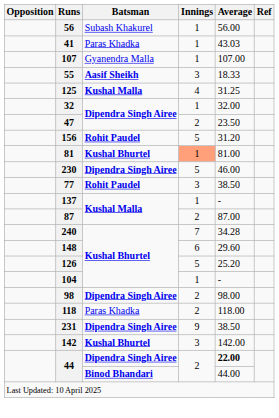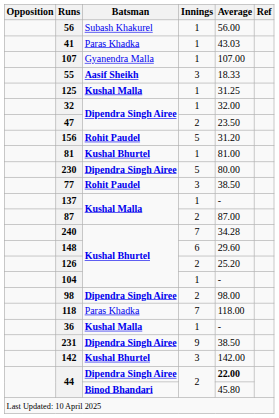(197, 91) 4 -> (197, 91) 1
(197, 153) lightsalmon background -> (197, 153) no background
(229, 169) 46.00 -> (229, 169) 80.00
(197, 264) 5 -> (197, 264) 2
(197, 311) 2 -> (197, 311) 7
+ row: (69, 327)
(229, 374) 44.00 -> (229, 389) 45.80
